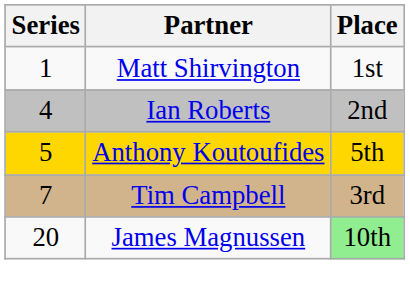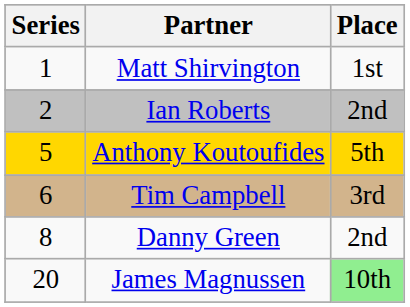(46, 110) 4 -> (46, 110) 2
(46, 195) 7 -> (46, 195) 6
+ row: (208, 237)
